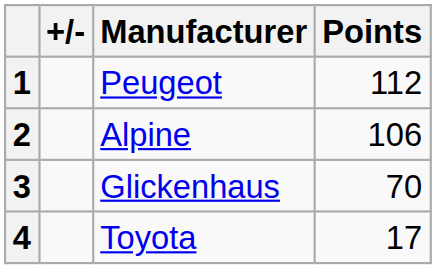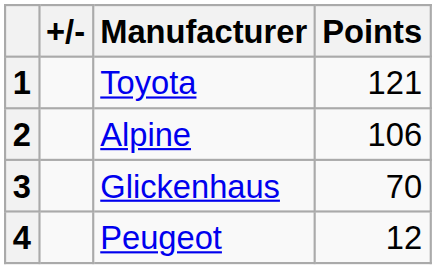(161, 83) Peugeot -> (148, 83) Toyota
(396, 83) 112 -> (395, 83) 121
(148, 238) Toyota -> (161, 238) Peugeot
(404, 238) 17 -> (404, 238) 12
